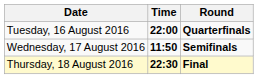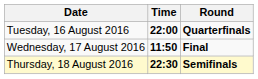(210, 47) Semifinals -> (196, 47) Final
(196, 64) Final -> (210, 64) Semifinals
